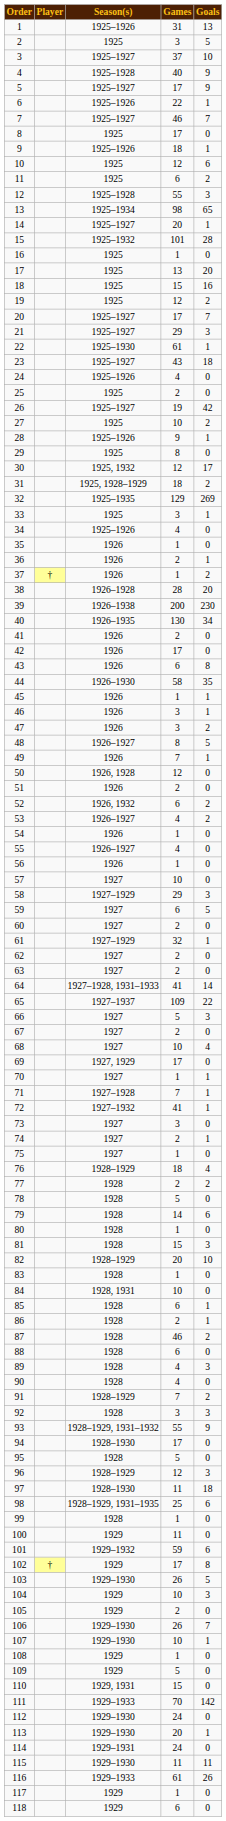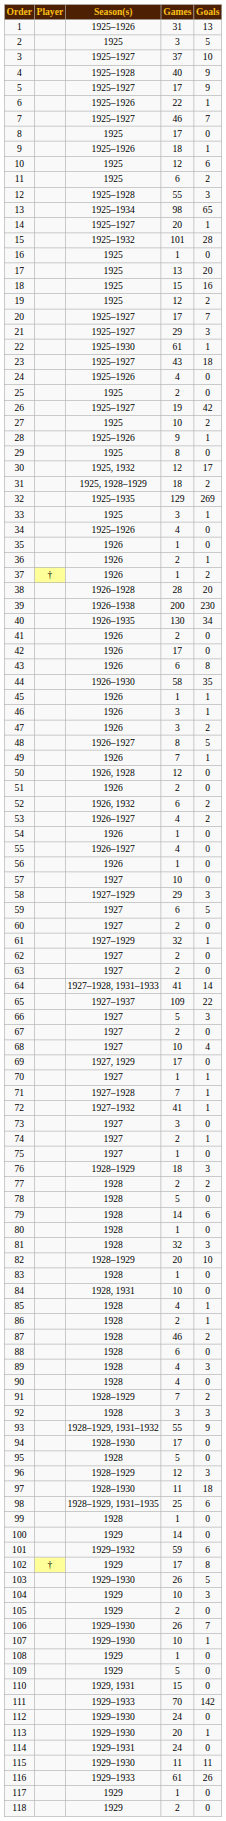(208, 1169) 4 -> (208, 1169) 3
(177, 1245) 15 -> (177, 1245) 32
(177, 1306) 6 -> (177, 1306) 4
(177, 1534) 11 -> (177, 1534) 14
(177, 1808) 6 -> (177, 1808) 2
